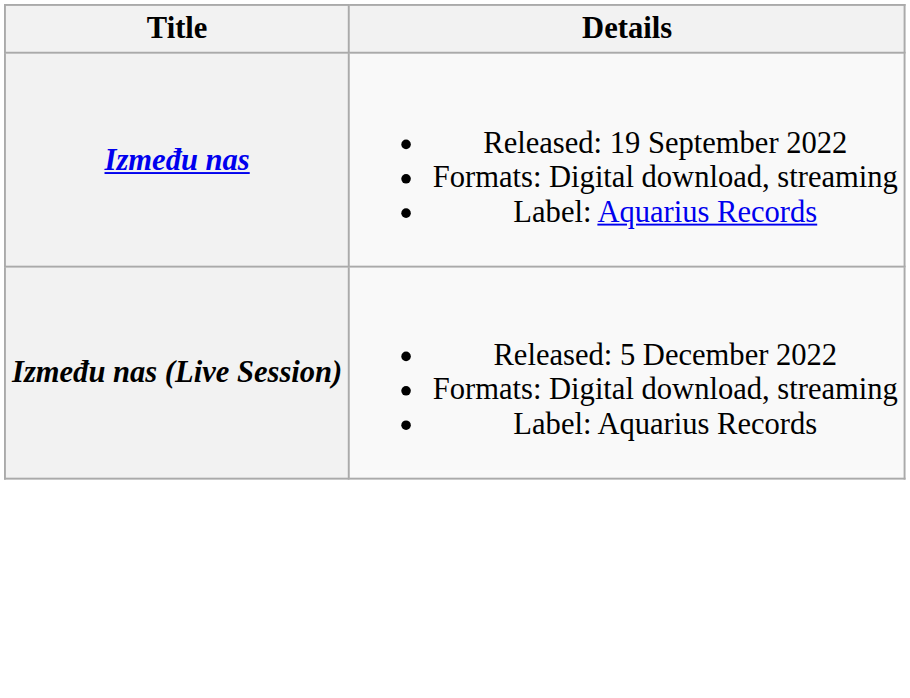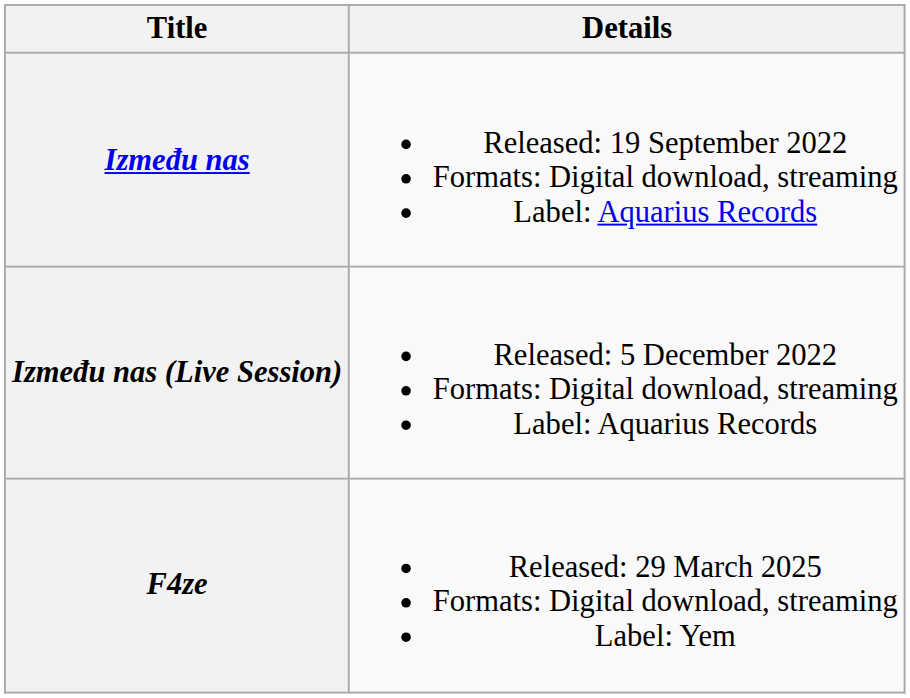+ row: (177, 584)
